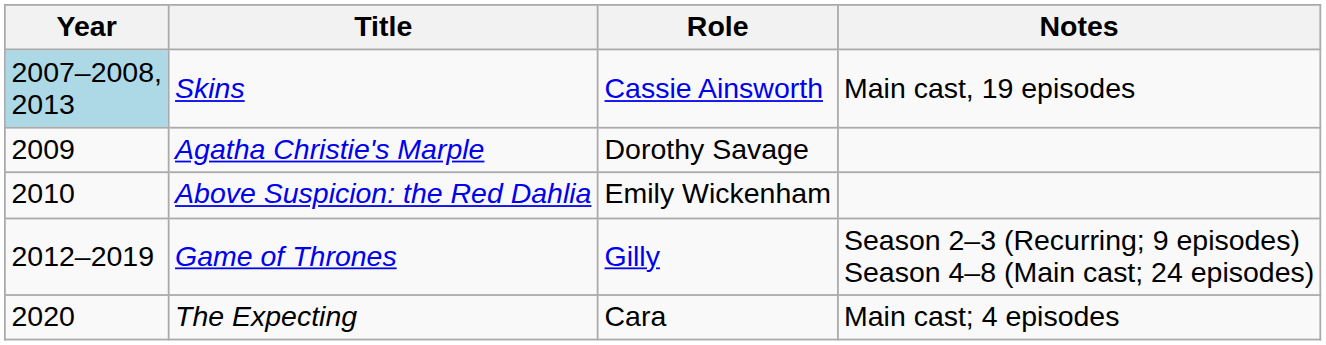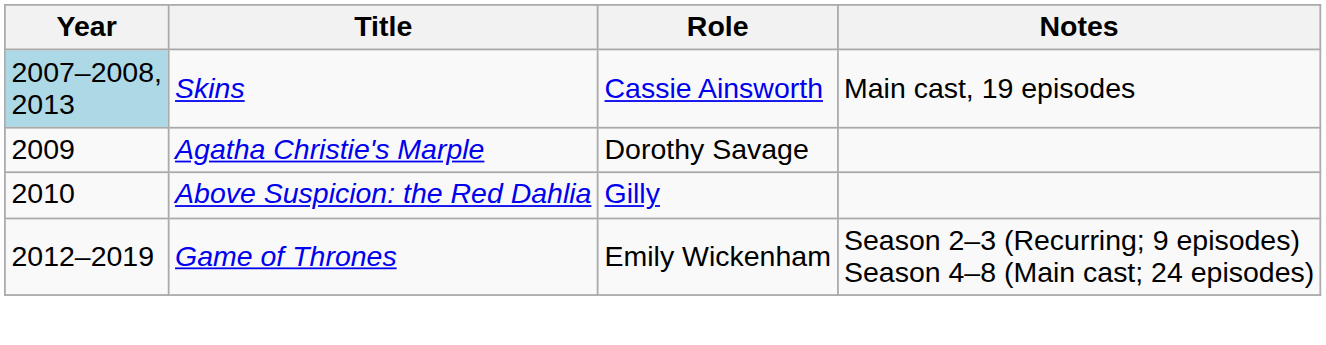(718, 194) Emily Wickenham -> (632, 194) Gilly
(632, 255) Gilly -> (718, 255) Emily Wickenham
- row: (266, 317)
